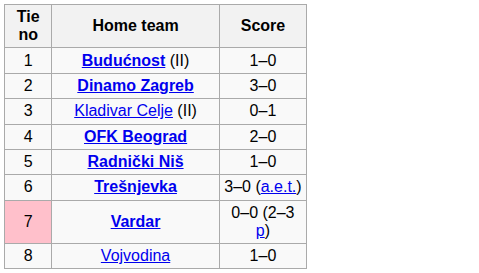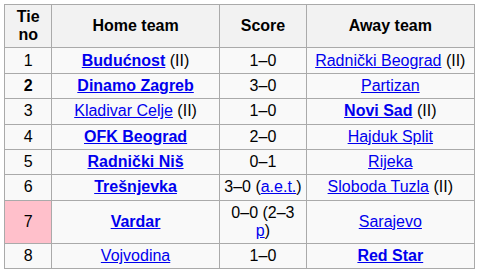+ column: (390, 26)
(28, 85) normal -> (28, 85) bold
(263, 111) 0–1 -> (263, 111) 1–0
(263, 162) 1–0 -> (263, 162) 0–1
